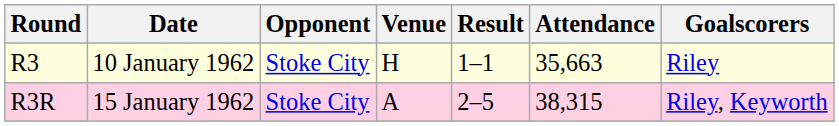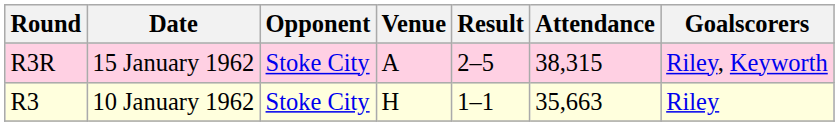rows swapped: (25, 62) <-> (33, 101)
